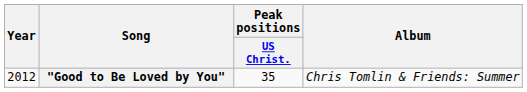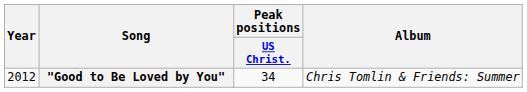(268, 78) 35 -> (268, 78) 34
